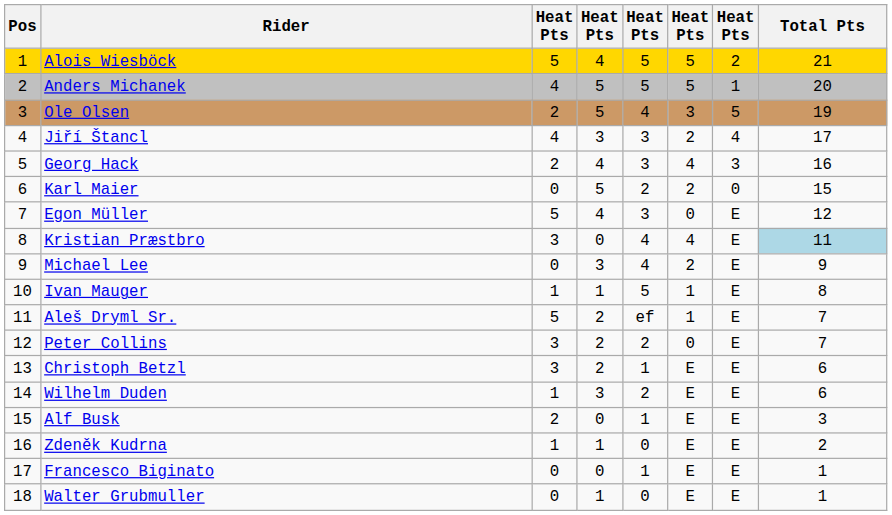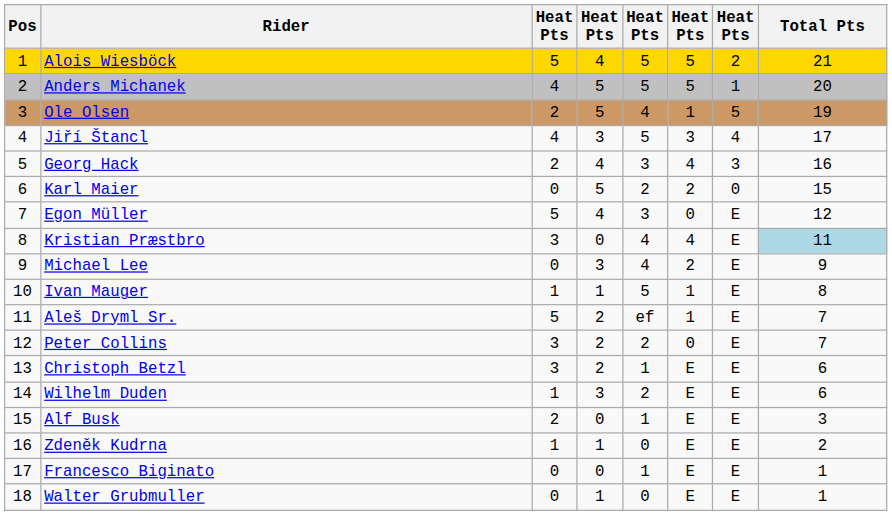(690, 112) 3 -> (690, 112) 1
(645, 138) 3 -> (645, 138) 5
(690, 138) 2 -> (690, 138) 3
